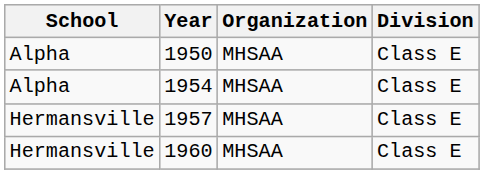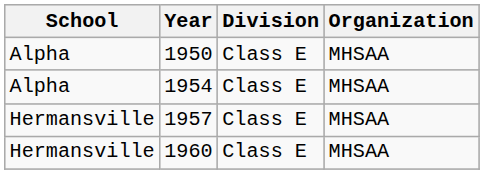columns swapped: (295, 21) <-> (425, 21)
